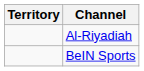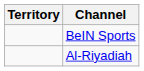rows swapped: (101, 55) <-> (99, 35)
